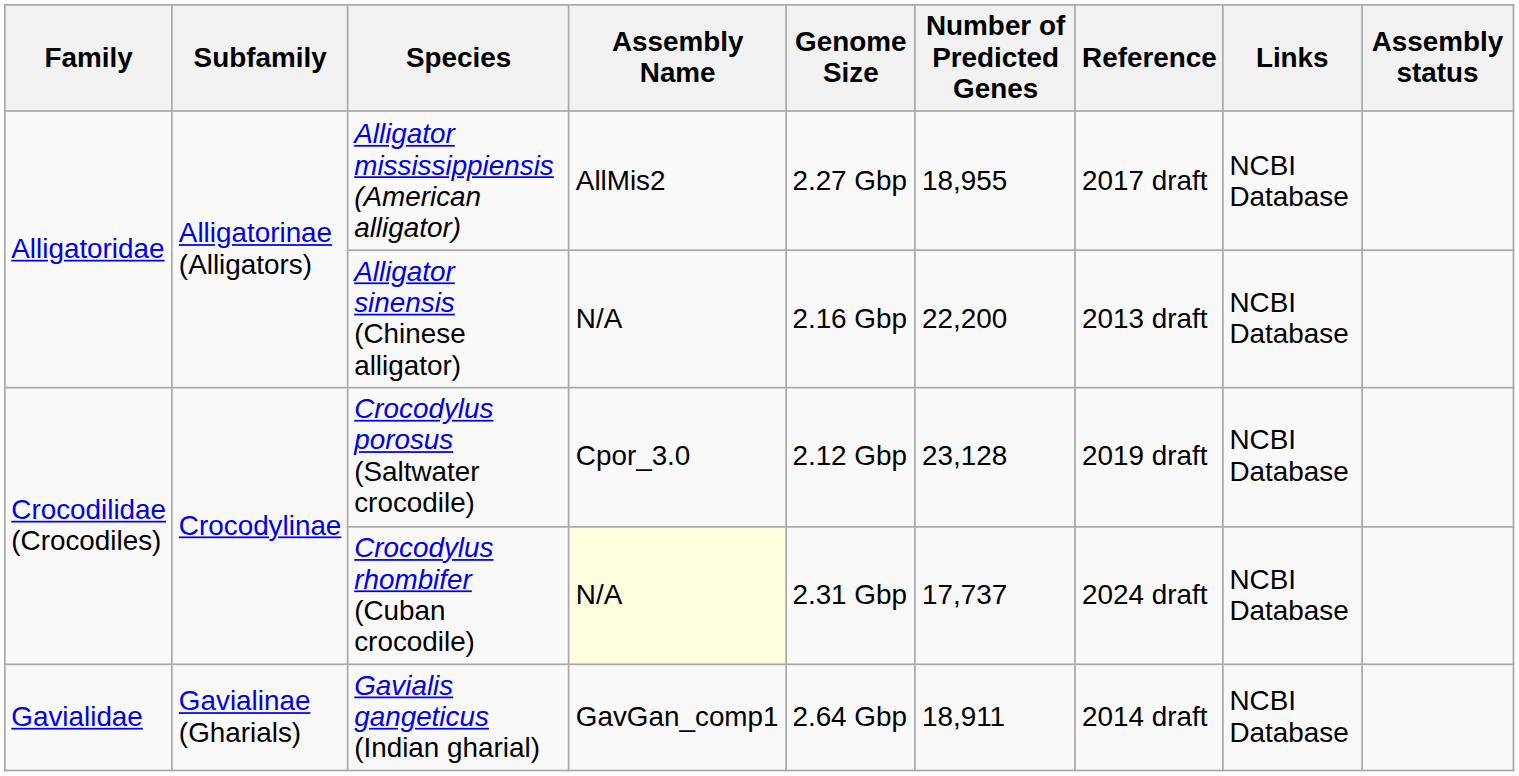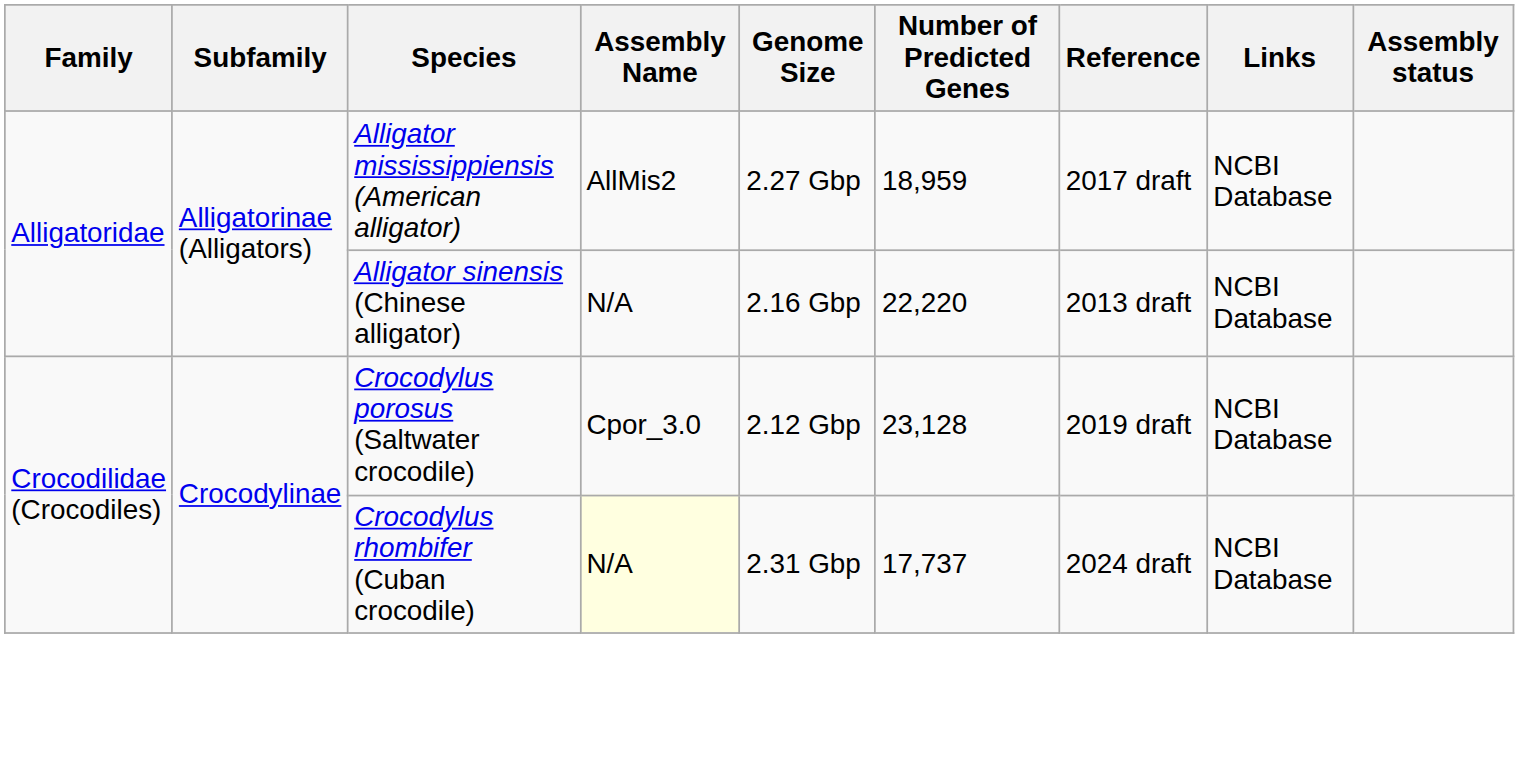(965, 180) 18,955 -> (925, 180) 18,959
(965, 318) 22,200 -> (925, 302) 22,220
- row: (447, 717)
